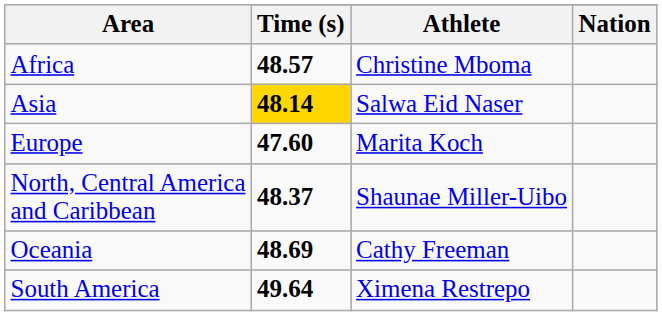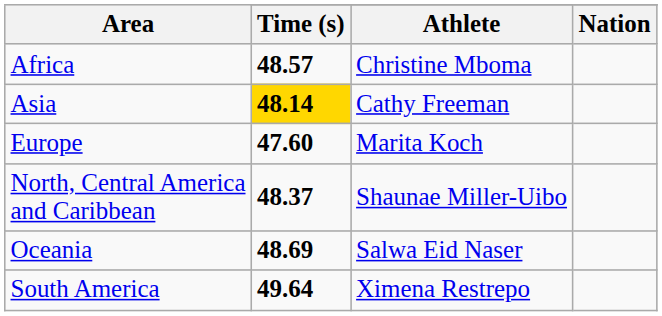(439, 103) Salwa Eid Naser -> (433, 103) Cathy Freeman
(433, 250) Cathy Freeman -> (439, 250) Salwa Eid Naser
